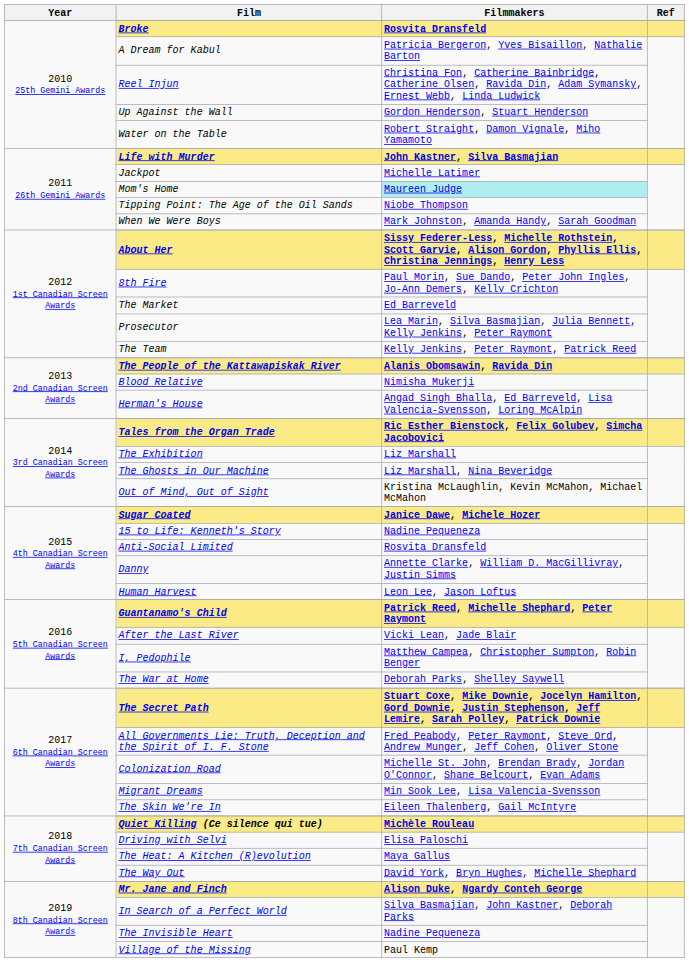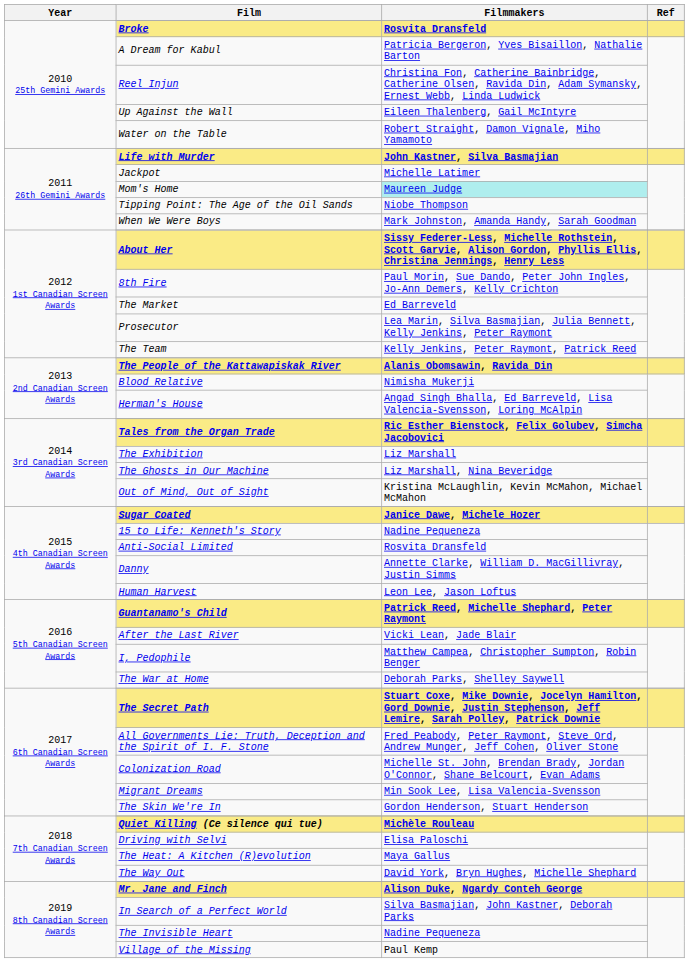(486, 112) Gordon Henderson, Stuart Henderson -> (480, 112) Eileen Thalenberg, Gail McIntyre
(480, 808) Eileen Thalenberg, Gail McIntyre -> (486, 808) Gordon Henderson, Stuart Henderson
